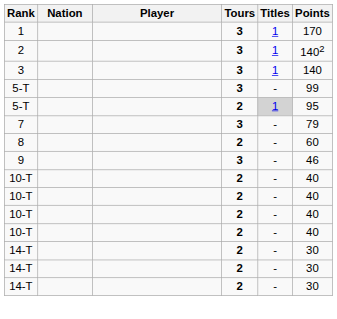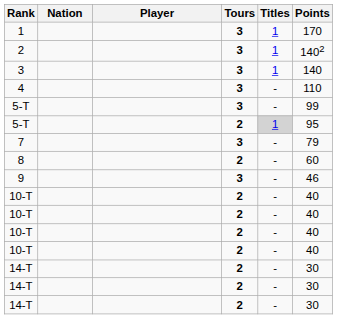+ row: (21, 88)
